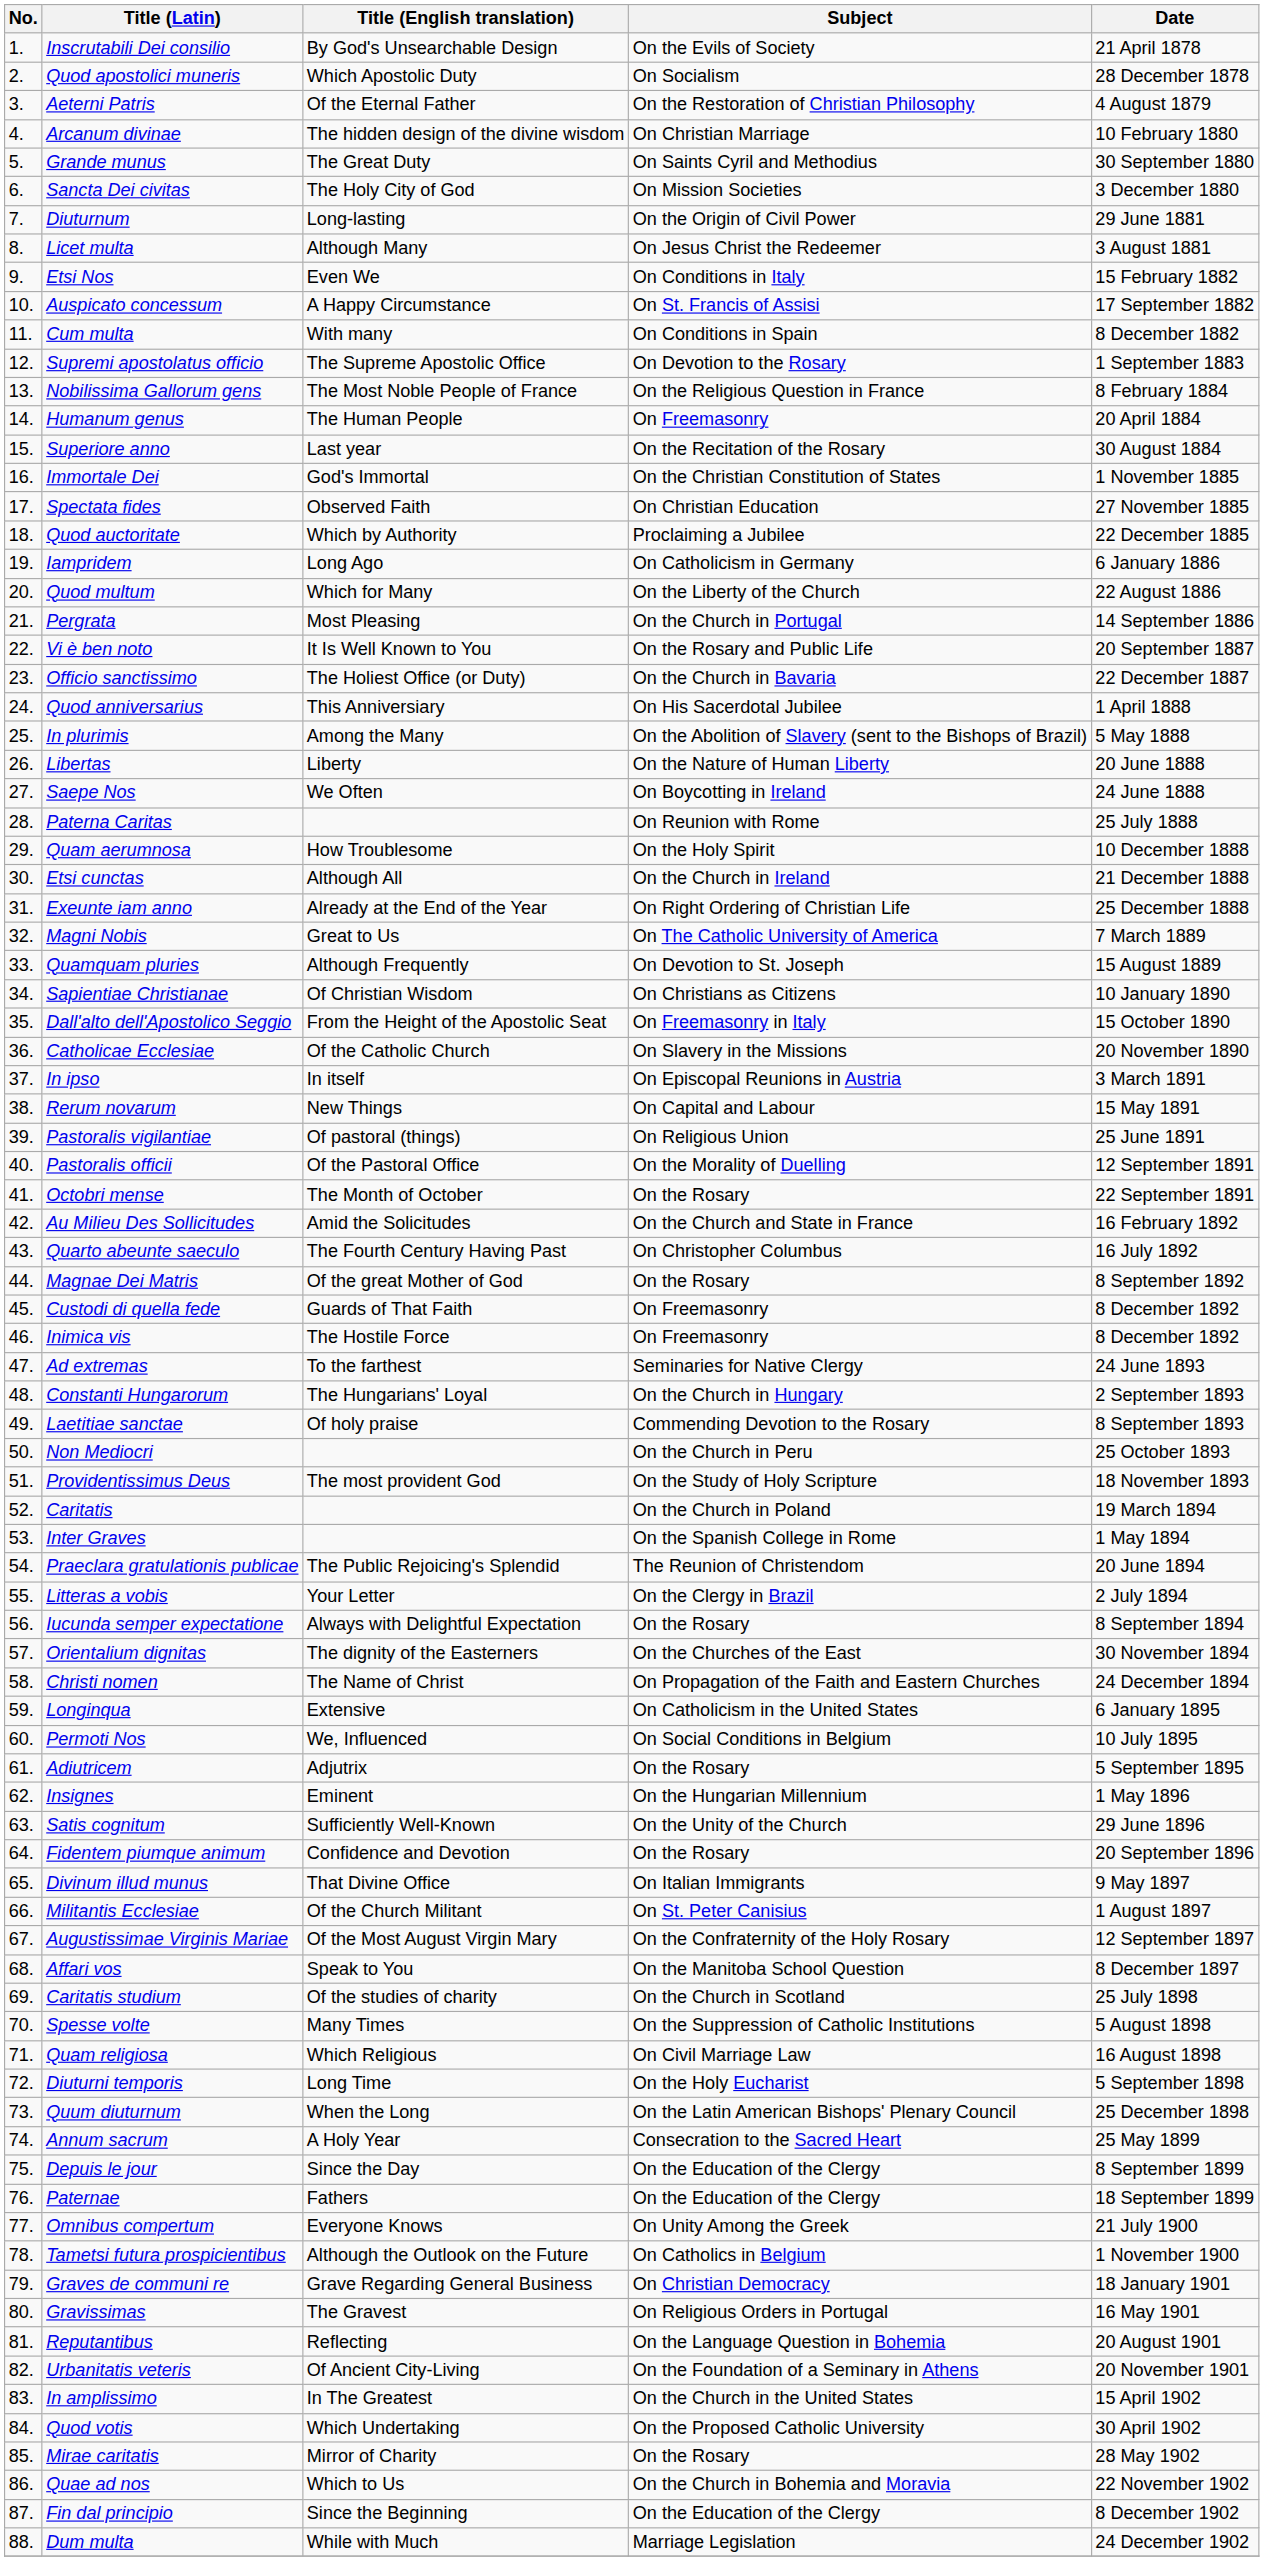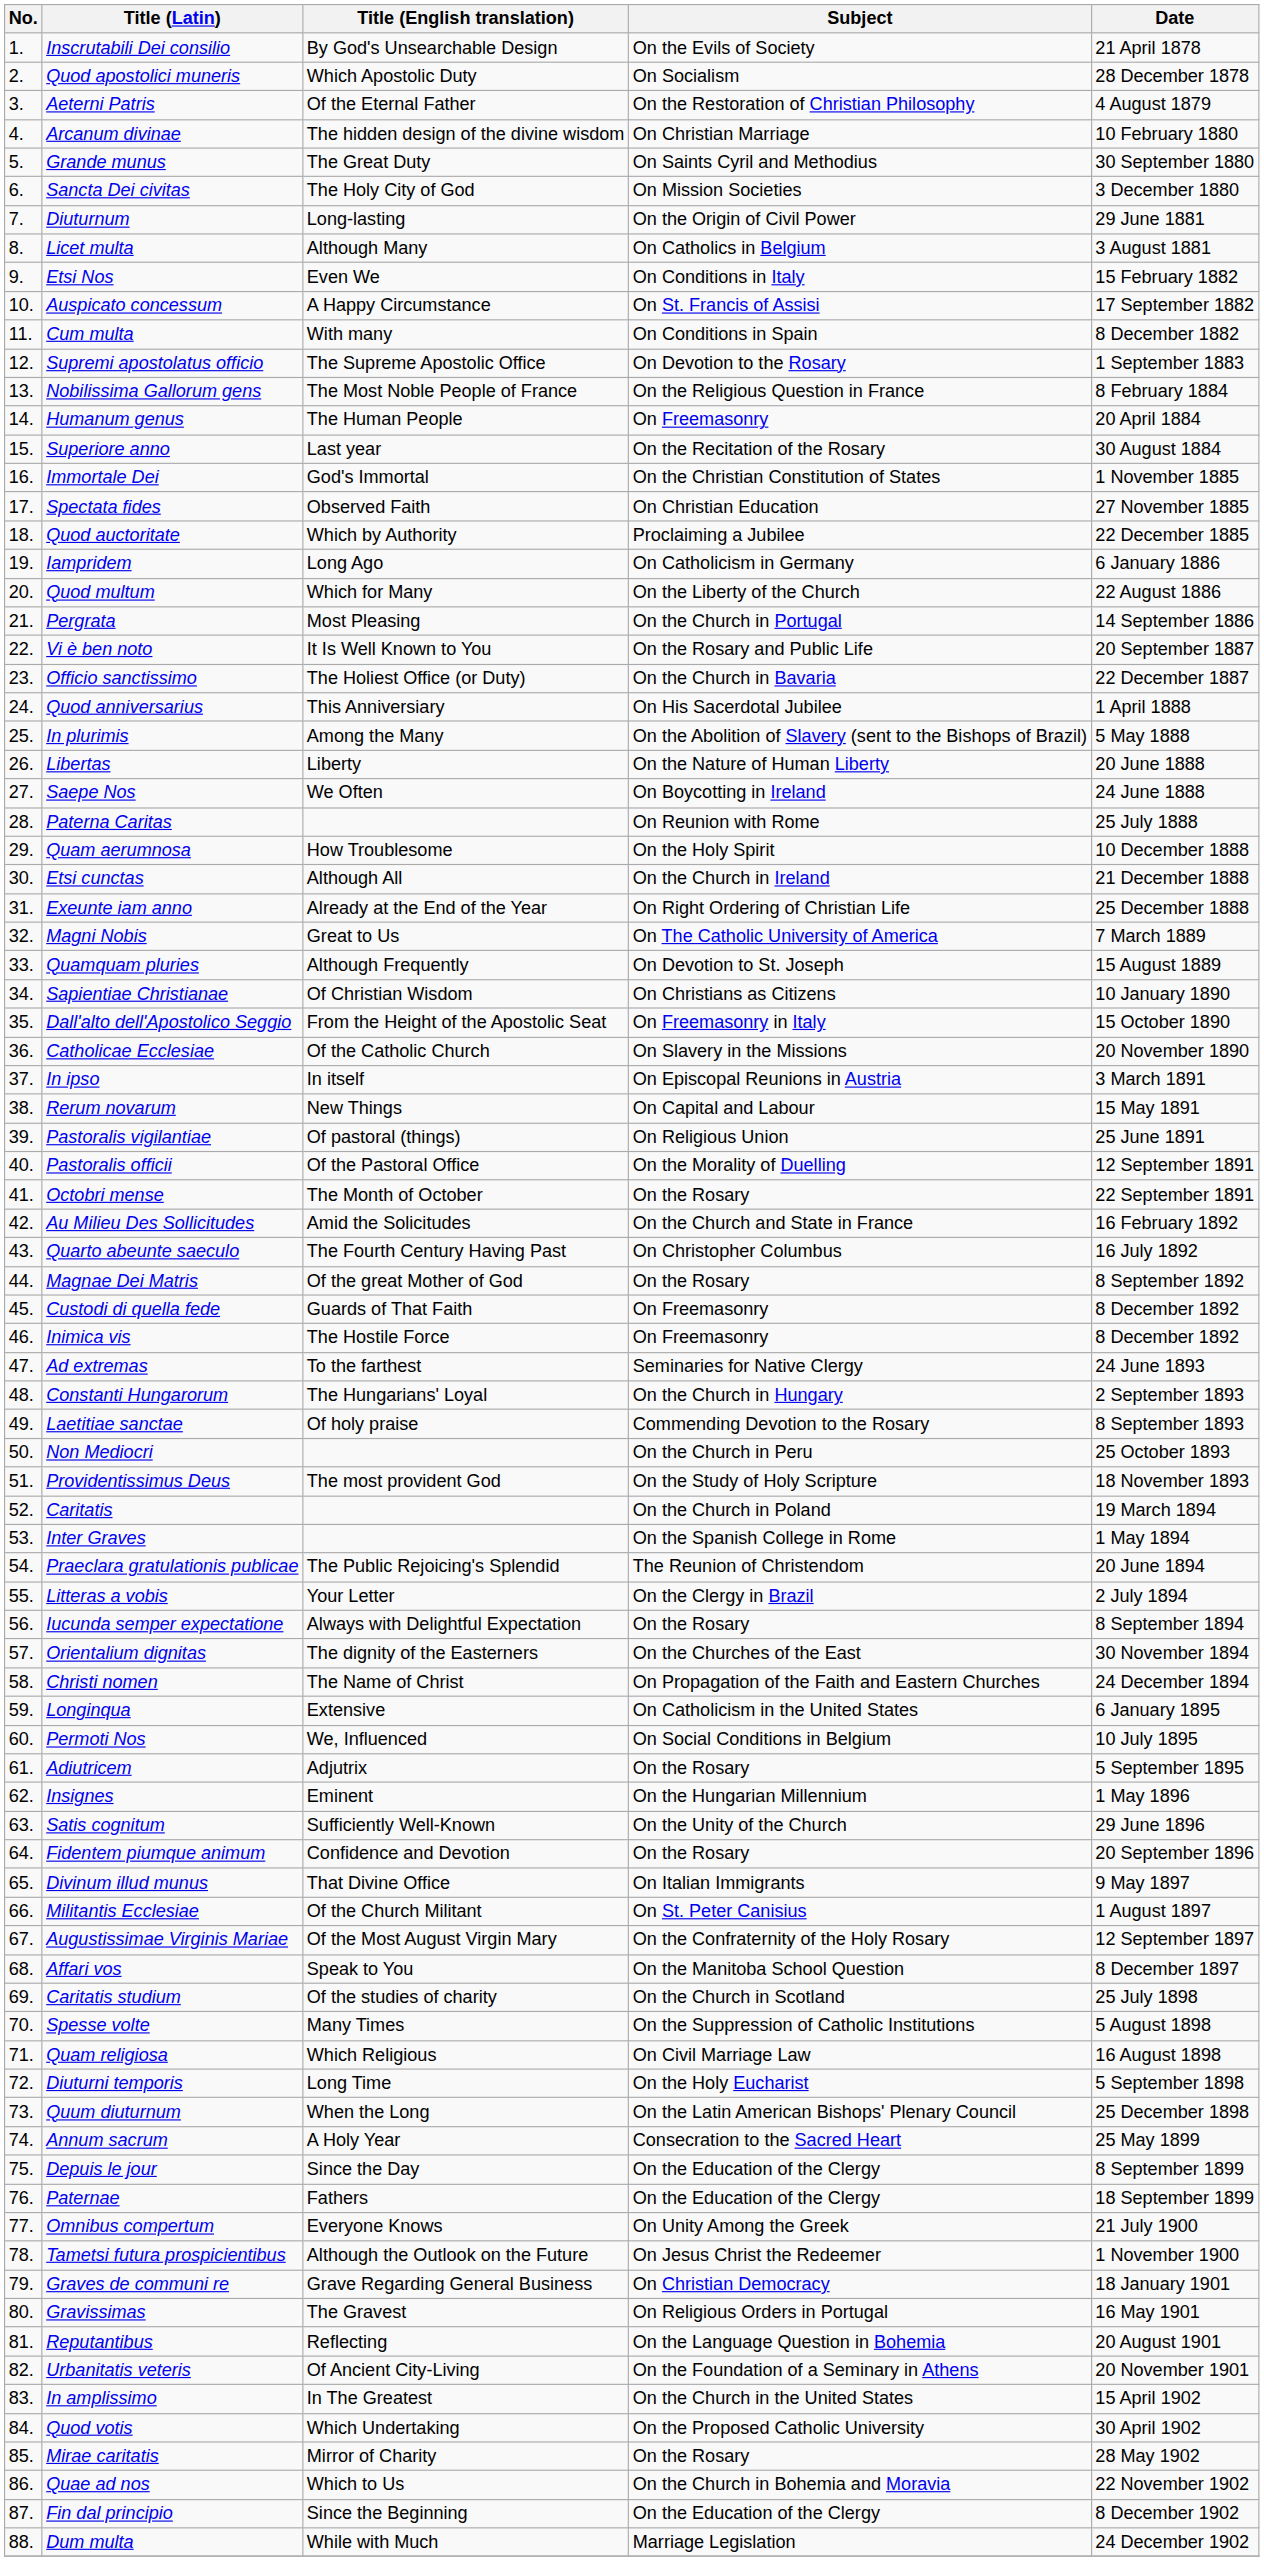(757, 248) On Jesus Christ the Redeemer -> (729, 248) On Catholics in Belgium
(729, 2255) On Catholics in Belgium -> (757, 2255) On Jesus Christ the Redeemer
